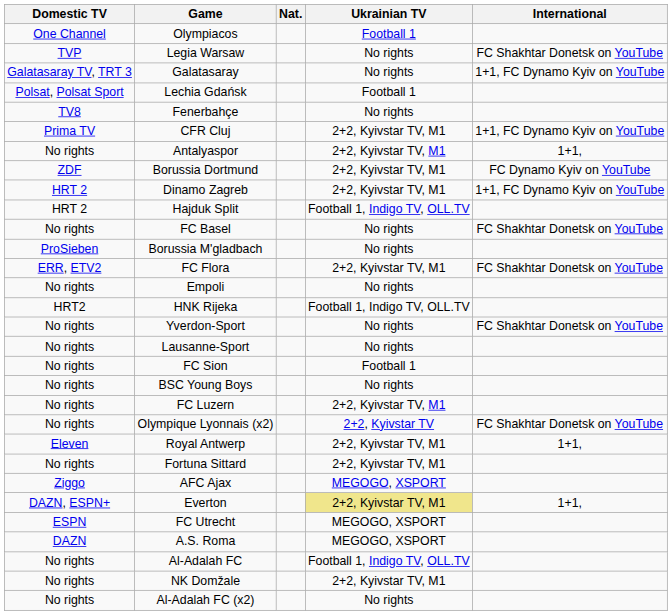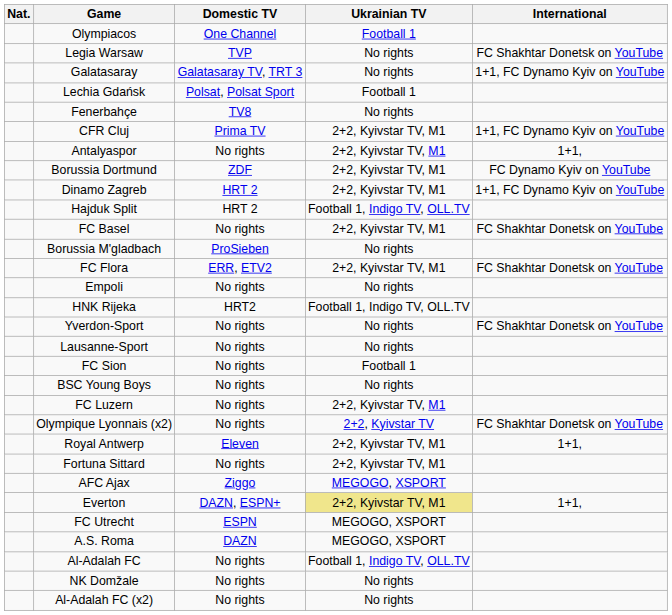columns swapped: (291, 14) <-> (70, 14)
(389, 229) No rights -> (389, 229) 2+2, Kyivstar TV, M1
(389, 580) 2+2, Kyivstar TV, M1 -> (389, 580) No rights
